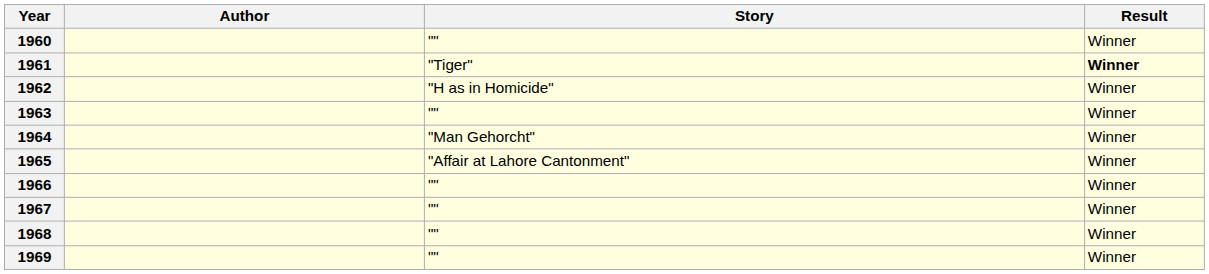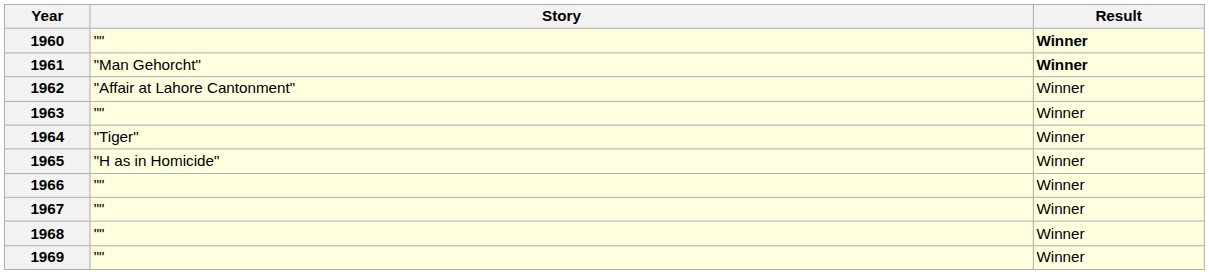- column: (244, 16)
(1112, 40) normal -> (1062, 40) bold
(450, 64) "Tiger" -> (147, 64) "Man Gehorcht"
(491, 88) "H as in Homicide" -> (194, 88) "Affair at Lahore Cantonment"
(481, 137) "Man Gehorcht" -> (116, 137) "Tiger"
(529, 161) "Affair at Lahore Cantonment" -> (157, 161) "H as in Homicide"
